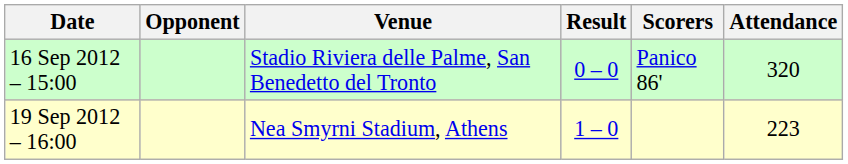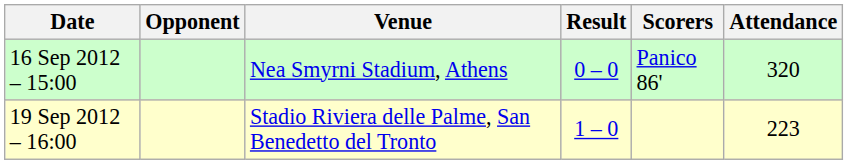(390, 69) Stadio Riviera delle Palme, San Benedetto del Tronto -> (379, 69) Nea Smyrni Stadium, Athens
(379, 129) Nea Smyrni Stadium, Athens -> (390, 129) Stadio Riviera delle Palme, San Benedetto del Tronto
